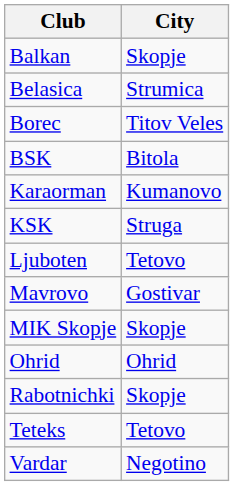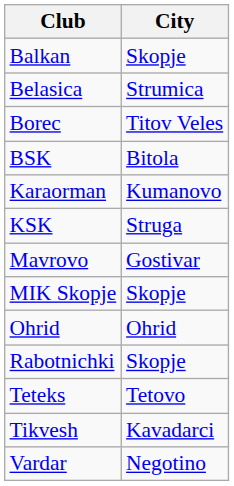- row: (48, 259)
+ row: (44, 429)
